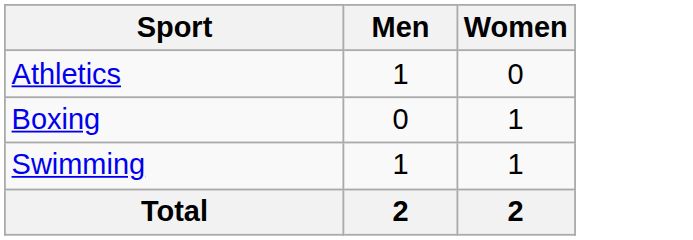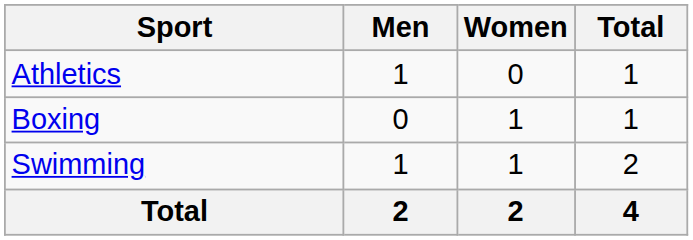+ column: (631, 27)
